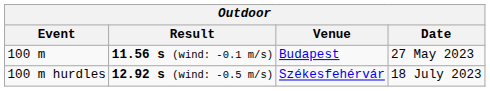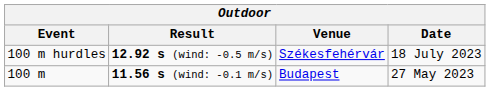rows swapped: (26, 56) <-> (57, 76)
